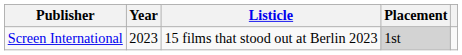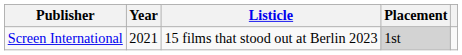(144, 38) 2023 -> (144, 38) 2021
